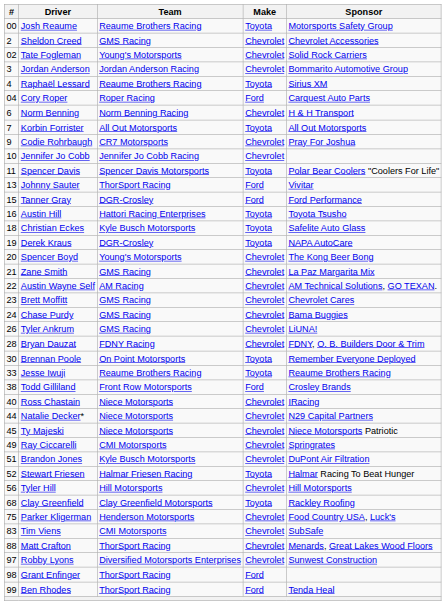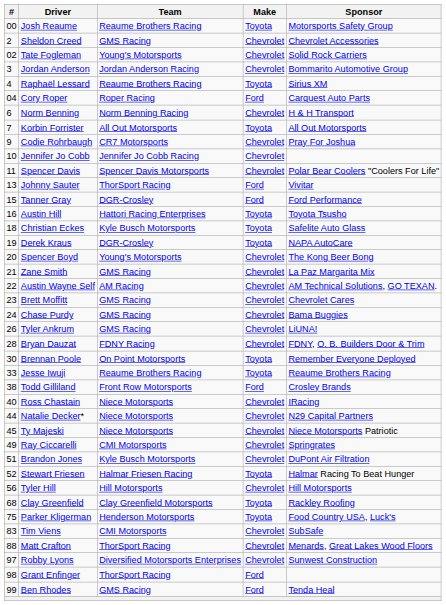(259, 171) Toyota -> (265, 171) Chevrolet
(265, 517) Chevrolet -> (259, 517) Toyota
(135, 589) ThorSport Racing -> (125, 589) GMS Racing
